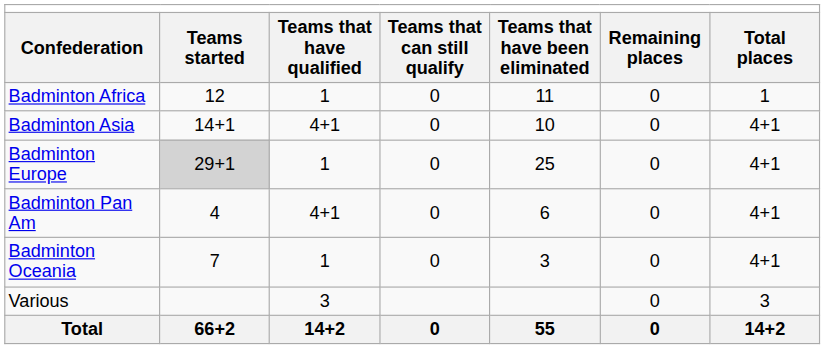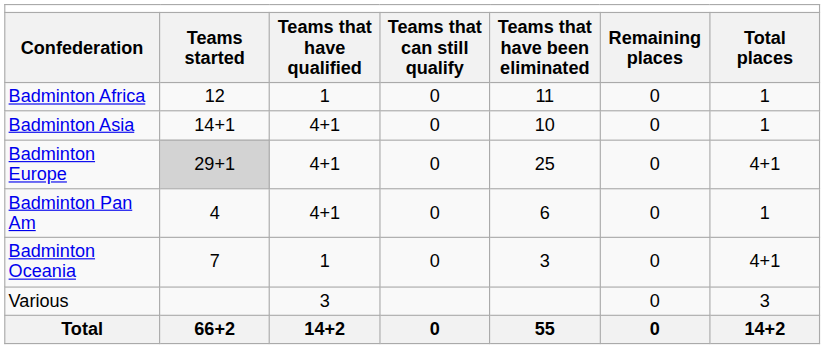(765, 125) 4+1 -> (765, 125) 1
(325, 164) 1 -> (325, 164) 4+1
(765, 213) 4+1 -> (765, 213) 1
